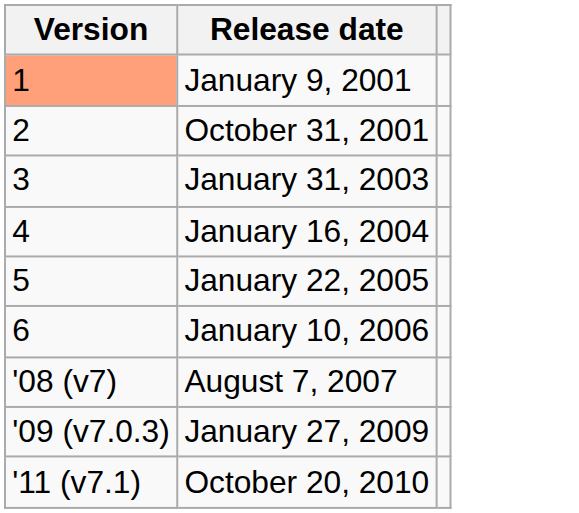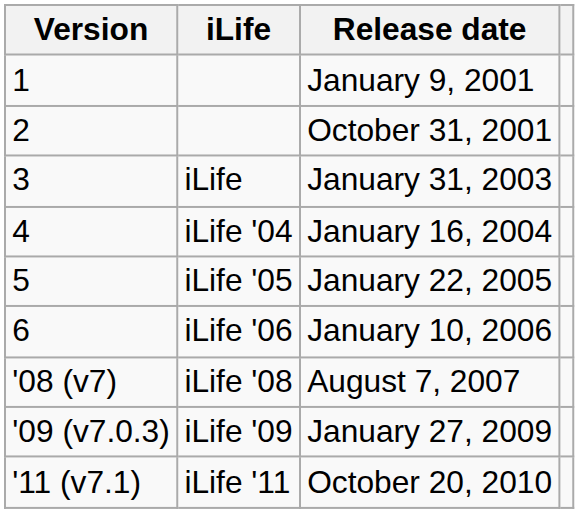+ column: (238, 29)
(21, 79) lightsalmon background -> (21, 79) no background
